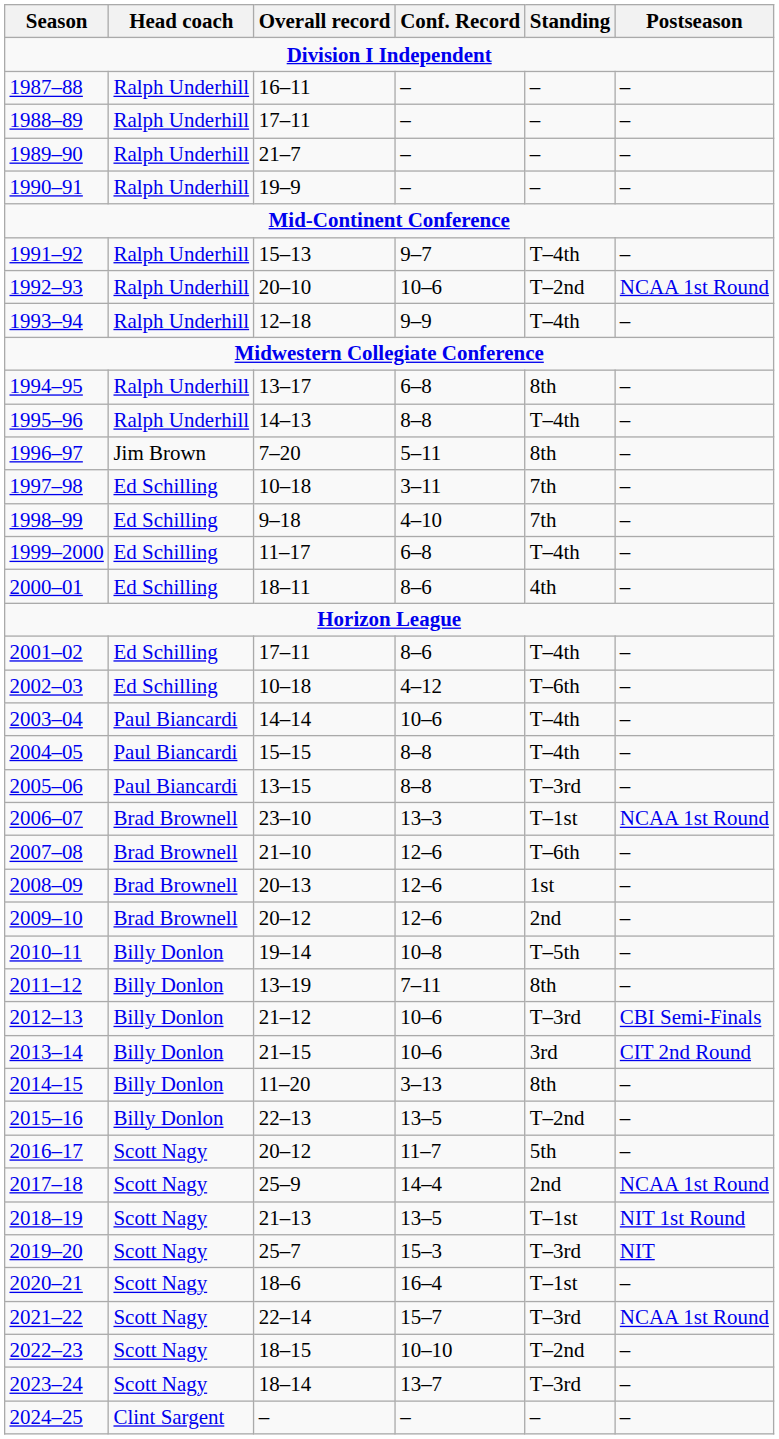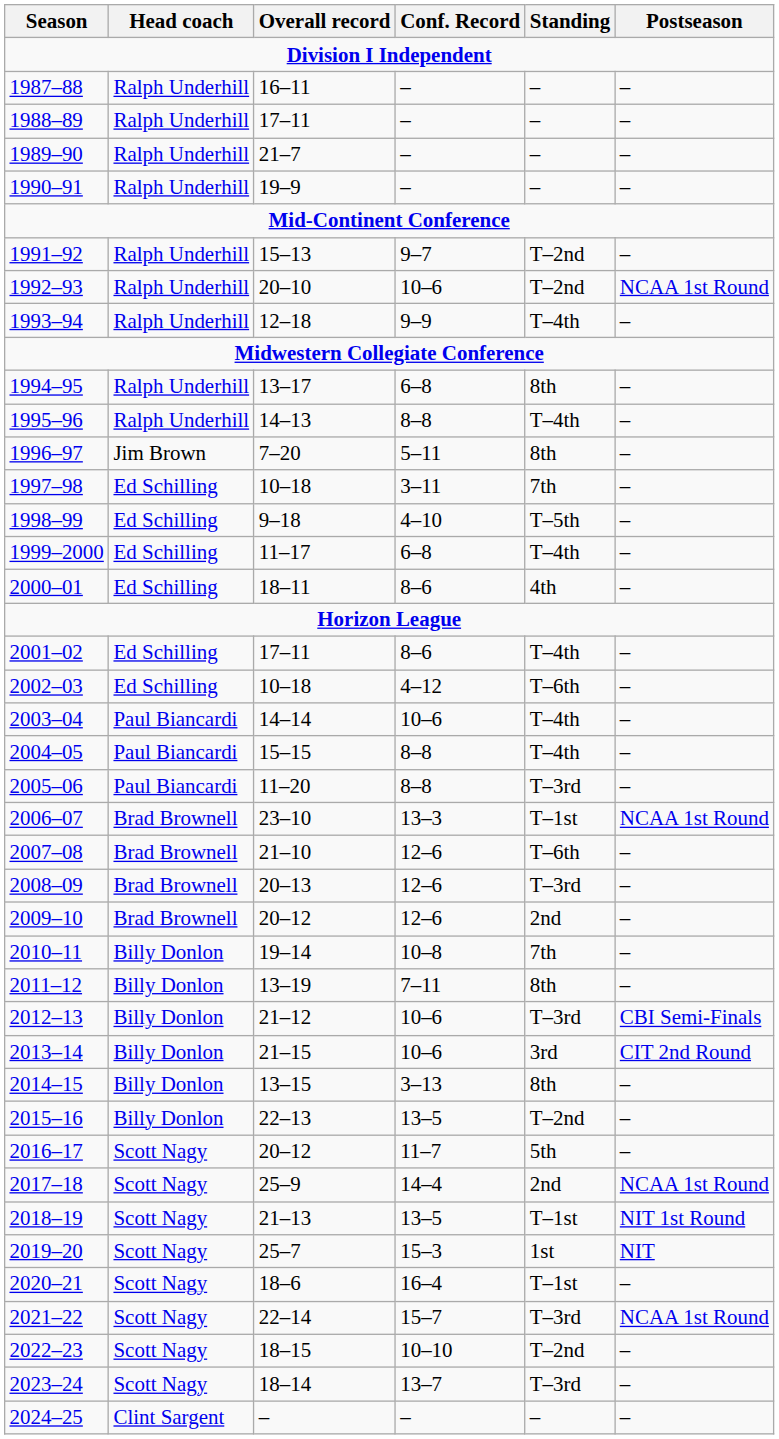(555, 253) T–4th -> (557, 253) T–2nd
(543, 519) 7th -> (555, 519) T–5th
(285, 785) 13–15 -> (285, 785) 11–20
(542, 885) 1st -> (555, 885) T–3rd
(555, 951) T–5th -> (543, 951) 7th
(285, 1084) 11–20 -> (285, 1084) 13–15
(555, 1251) T–3rd -> (542, 1251) 1st
